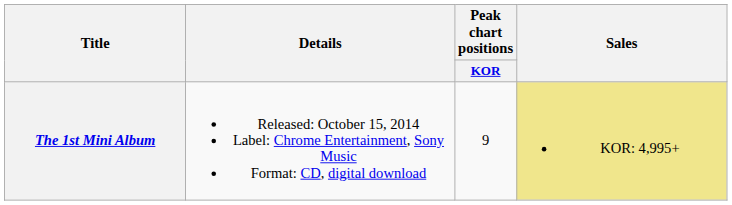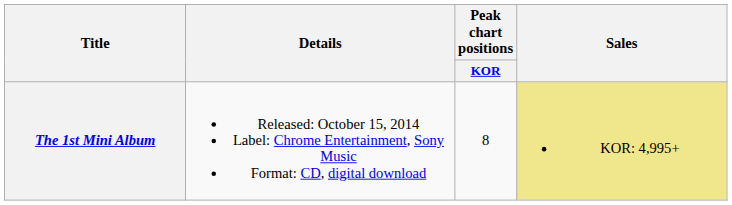(486, 140) 9 -> (486, 140) 8
